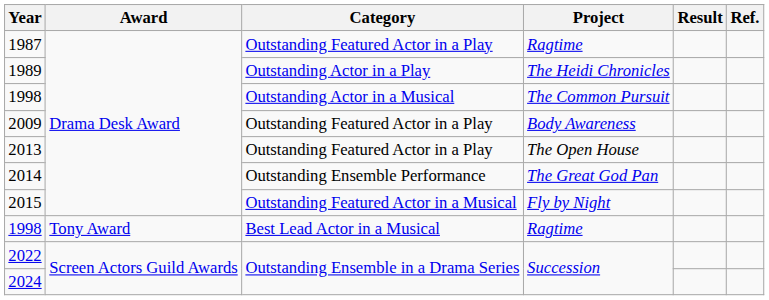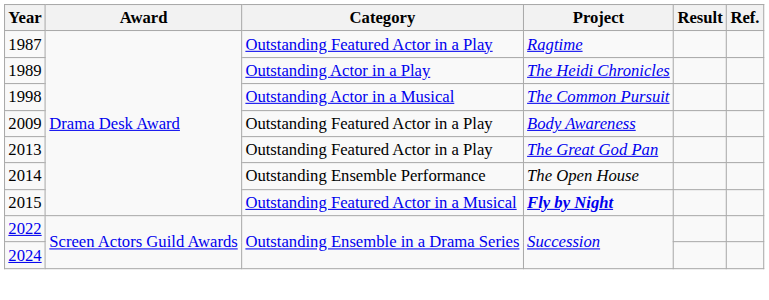(583, 149) The Open House -> (593, 149) The Great God Pan
(593, 176) The Great God Pan -> (583, 176) The Open House
(569, 202) normal -> (570, 202) bold
- row: (25, 228)
